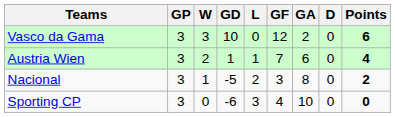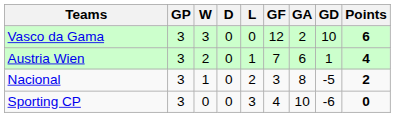columns swapped: (331, 15) <-> (230, 15)
